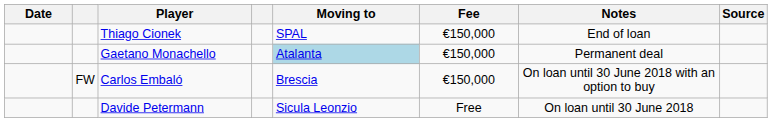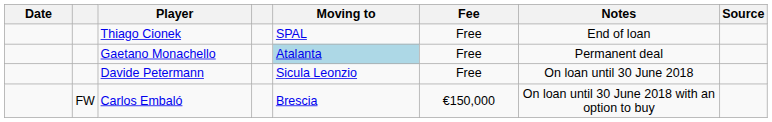(469, 34) €150,000 -> (469, 34) Free
(469, 53) €150,000 -> (469, 53) Free
rows swapped: (141, 80) <-> (152, 107)
